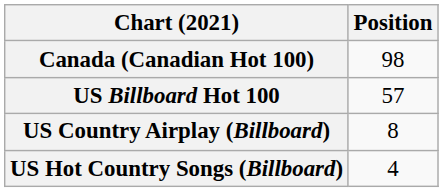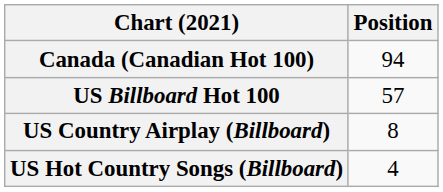(393, 58) 98 -> (393, 58) 94
